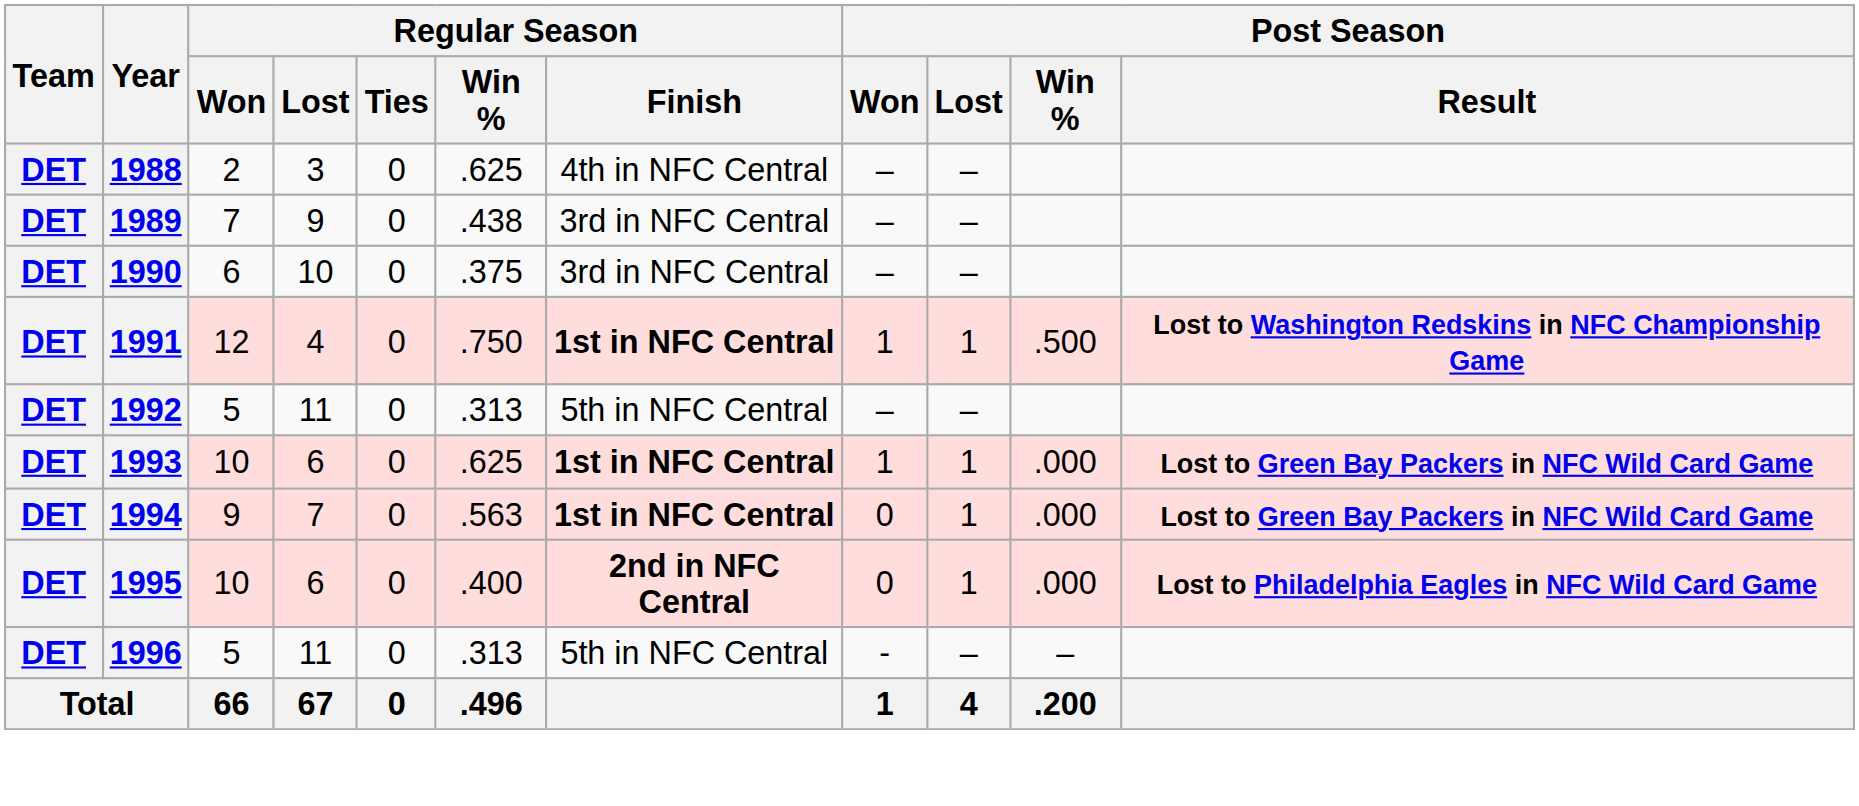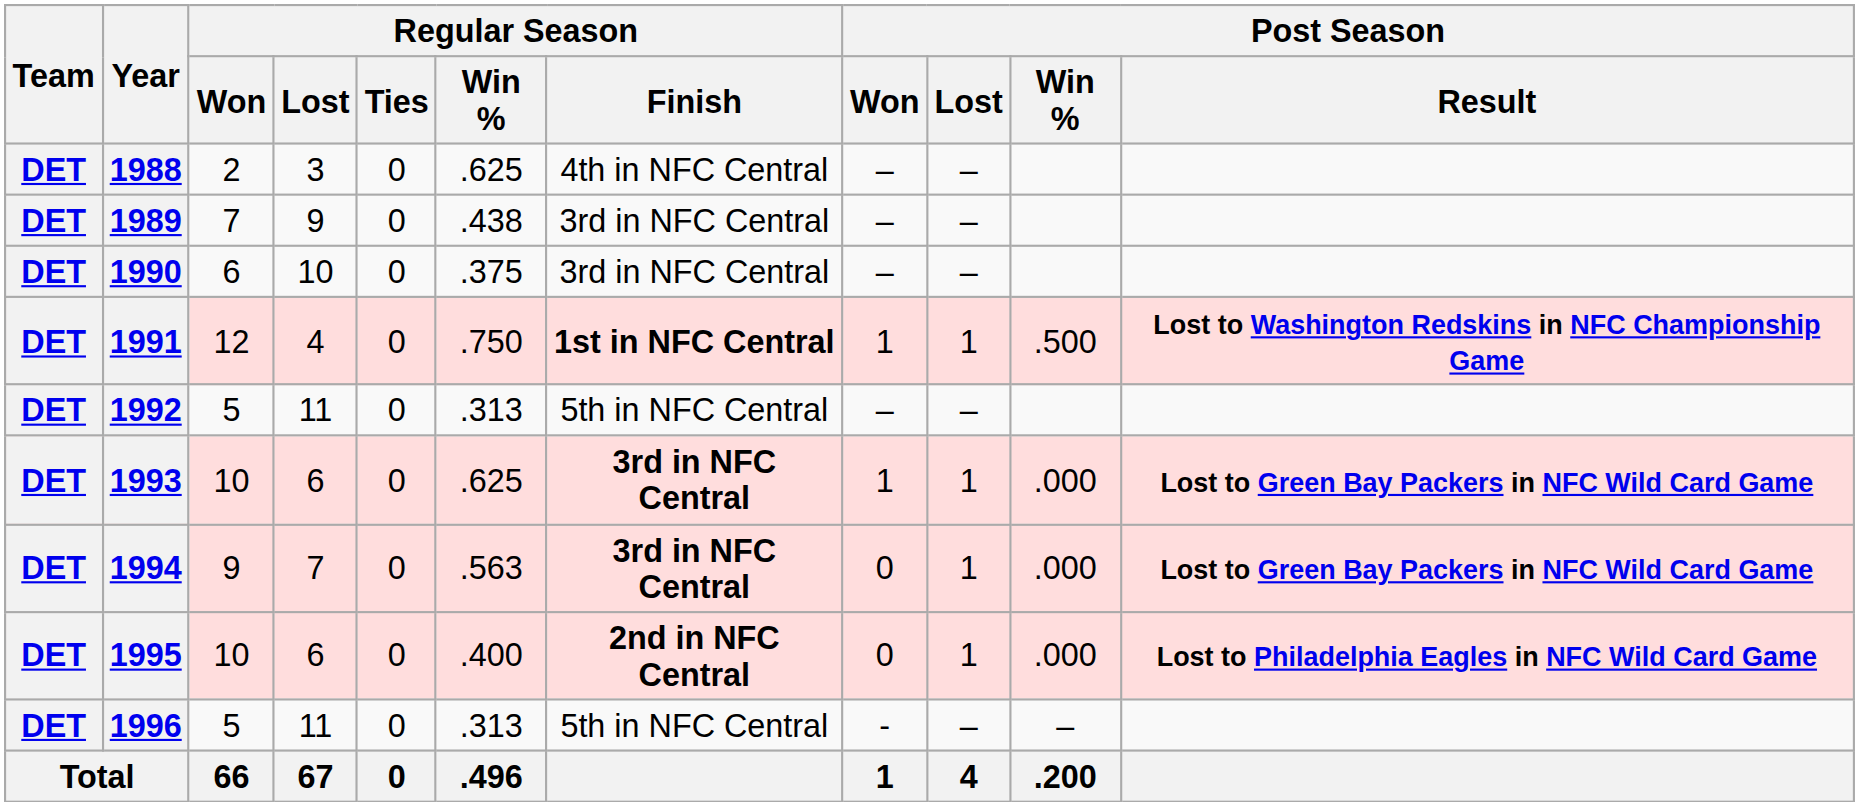(694, 462) 1st in NFC Central -> (694, 480) 3rd in NFC Central
(694, 513) 1st in NFC Central -> (694, 568) 3rd in NFC Central
